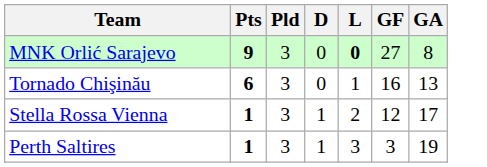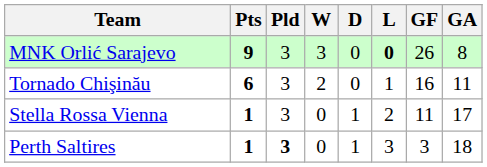+ column: (321, 20)
(390, 51) 27 -> (424, 51) 26
(428, 83) 13 -> (462, 83) 11
(390, 114) 12 -> (424, 114) 11
(285, 146) normal -> (285, 146) bold
(428, 146) 19 -> (462, 146) 18
